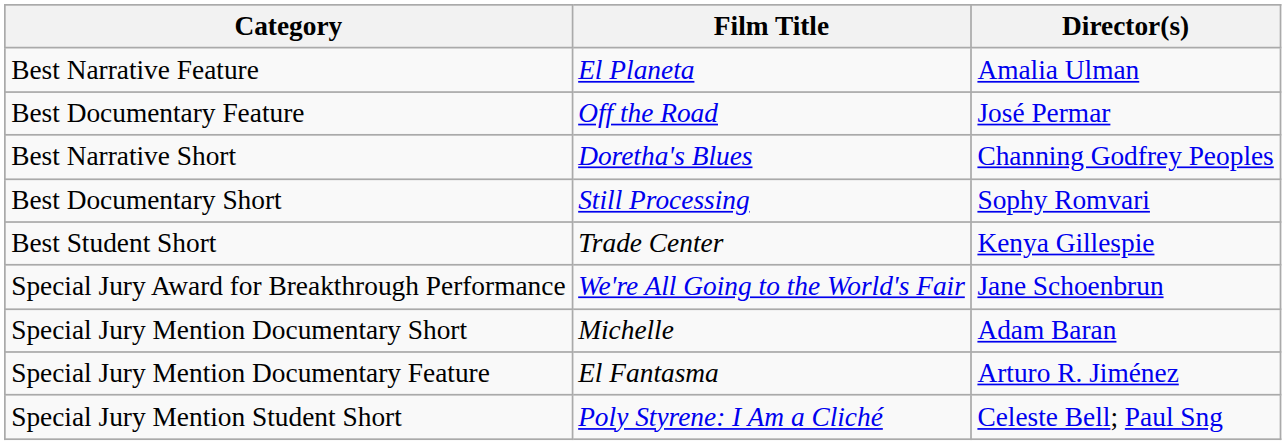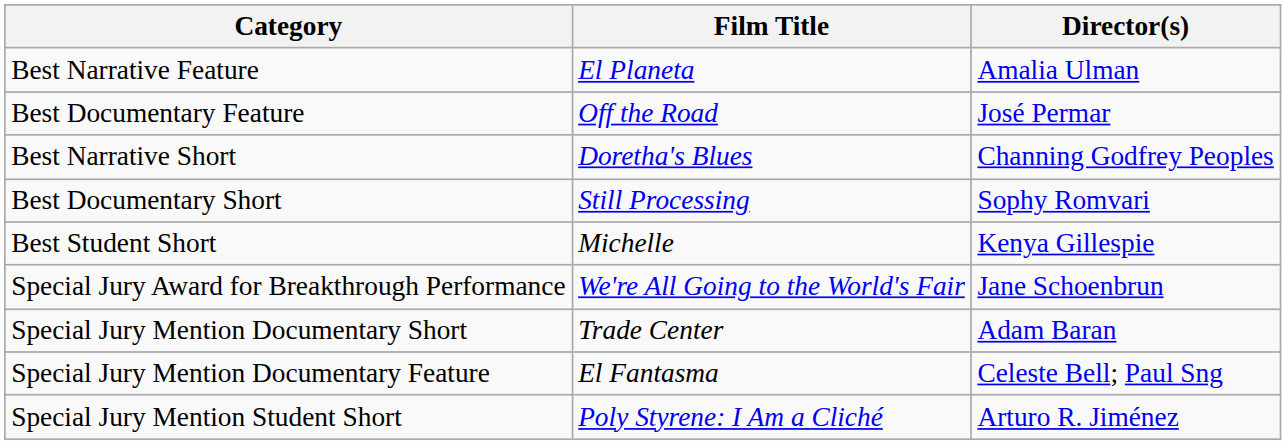(651, 243) Trade Center -> (626, 243) Michelle
(626, 329) Michelle -> (651, 329) Trade Center
(1078, 373) Arturo R. Jiménez -> (1100, 373) Celeste Bell; Paul Sng
(1100, 416) Celeste Bell; Paul Sng -> (1078, 416) Arturo R. Jiménez
